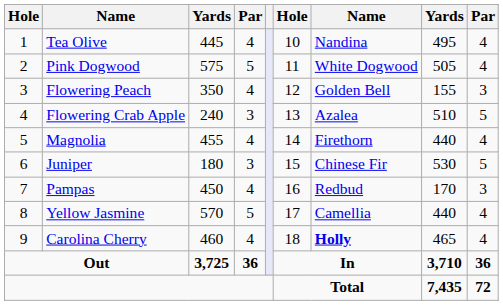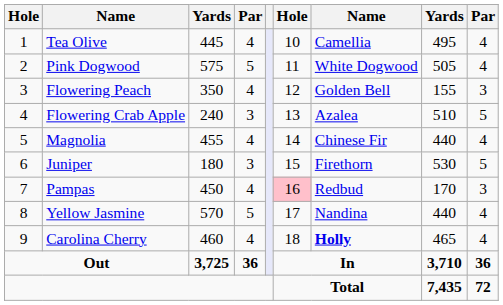(341, 41) Nandina -> (343, 41) Camellia
(344, 139) Firethorn -> (351, 139) Chinese Fir
(351, 164) Chinese Fir -> (344, 164) Firethorn
(292, 189) no background -> (292, 189) pink background
(343, 213) Camellia -> (341, 213) Nandina
